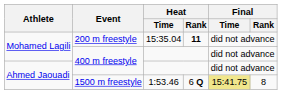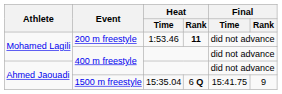(164, 40) 15:35.04 -> (164, 40) 1:53.46
(164, 83) 1:53.46 -> (164, 83) 15:35.04
(229, 83) khaki background -> (229, 83) no background
(264, 83) 8 -> (264, 83) 9
